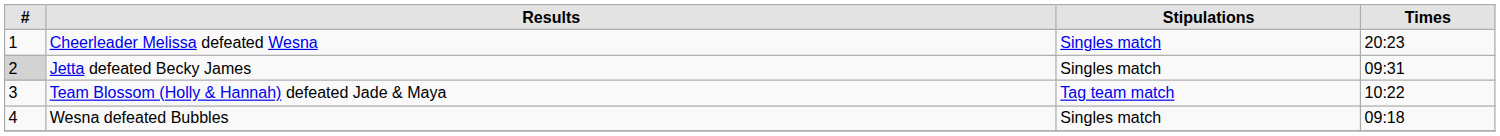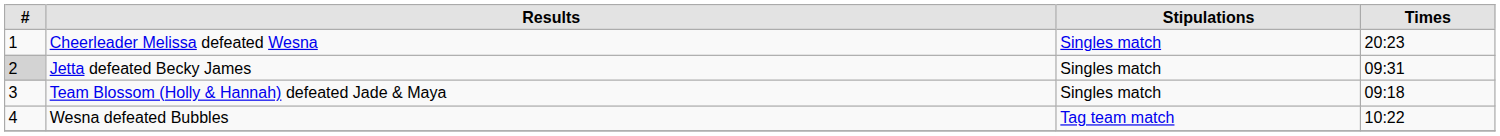(1117, 93) Tag team match -> (1111, 93) Singles match
(1385, 93) 10:22 -> (1385, 93) 09:18
(1111, 118) Singles match -> (1117, 118) Tag team match
(1385, 118) 09:18 -> (1385, 118) 10:22
